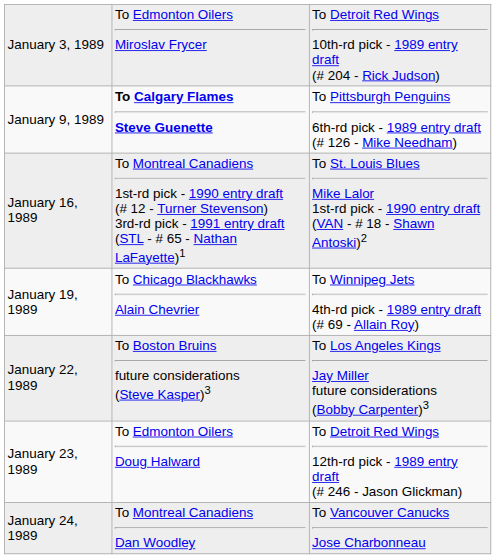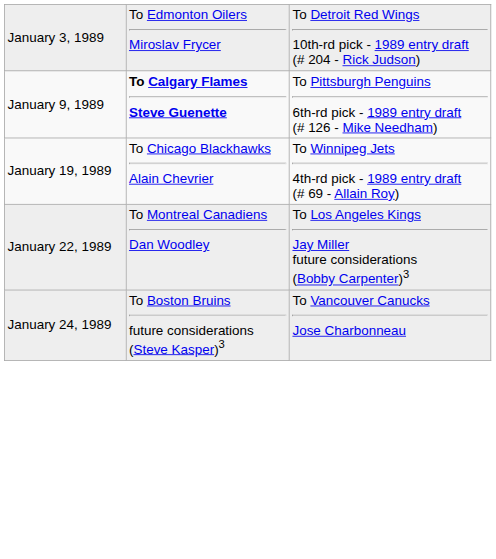- row: (43, 210)
(210, 370) To Boston Bruins future considerations (Steve Kasper)3 -> (208, 230) To Montreal Canadiens Dan Woodley
- row: (43, 461)
(210, 528) To Montreal Canadiens Dan Woodley -> (208, 325) To Boston Bruins future considerations (Steve Kasper)3
